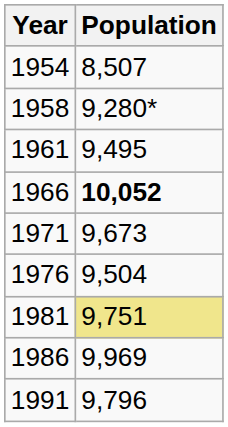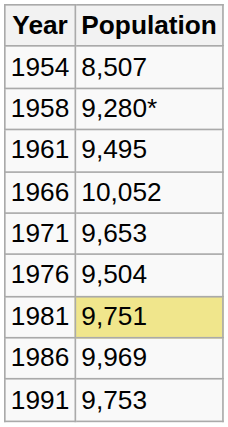(121, 191) bold -> (121, 191) normal
(114, 233) 9,673 -> (114, 233) 9,653
(114, 399) 9,796 -> (114, 399) 9,753
